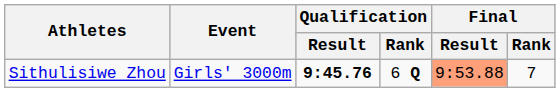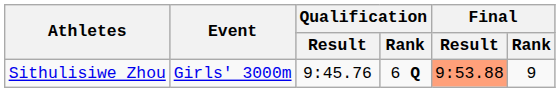(337, 73) bold -> (337, 73) normal
(531, 73) 7 -> (531, 73) 9
